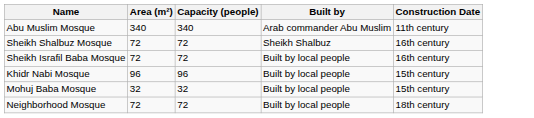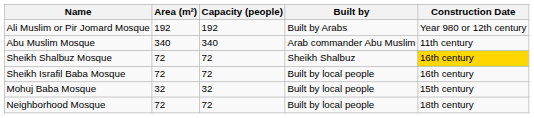+ row: (78, 27)
(422, 43) no background -> (447, 58) gold background
- row: (48, 74)
